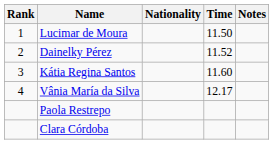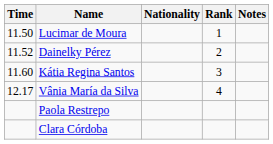columns swapped: (21, 14) <-> (219, 14)
